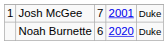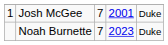(100, 31) 6 -> (100, 31) 7
(121, 31) 2020 -> (121, 31) 2023
